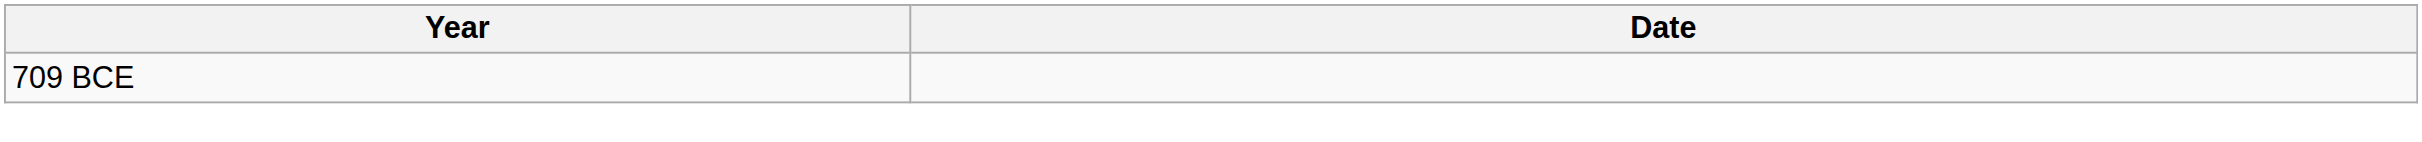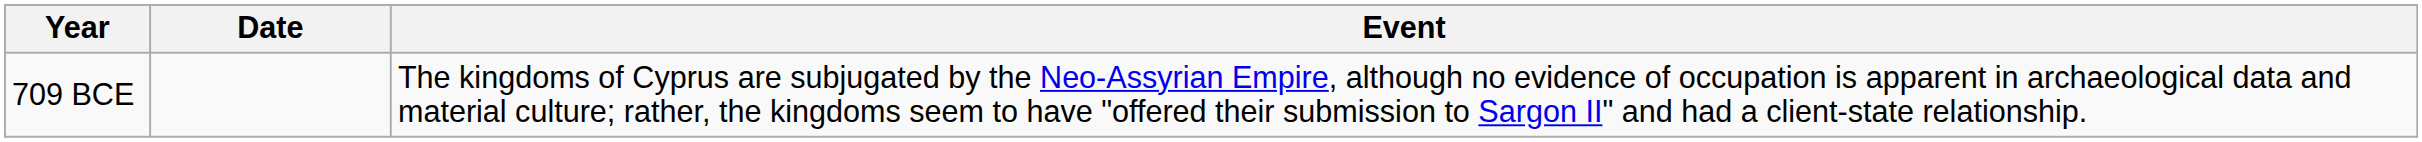+ column: (1404, 28)
